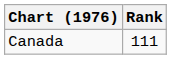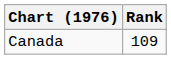(144, 42) 111 -> (144, 42) 109
